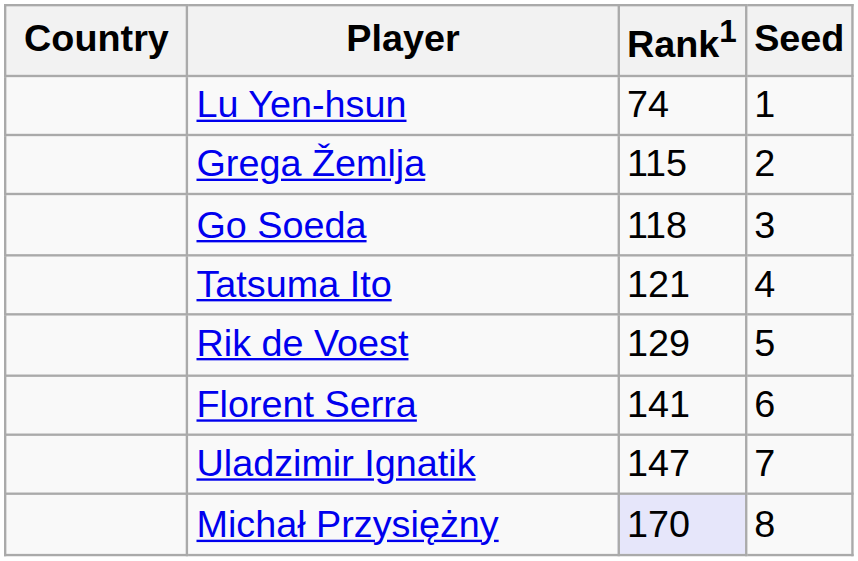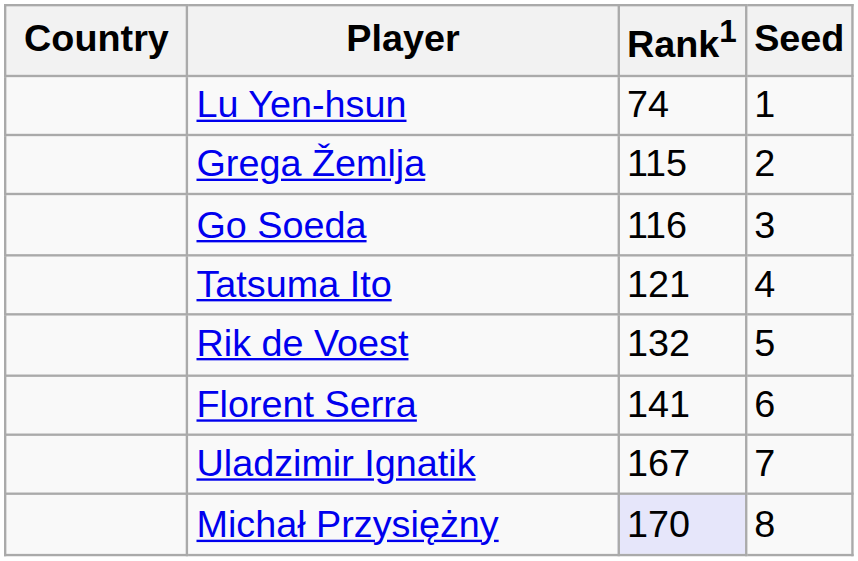(657, 224) 118 -> (657, 224) 116
(658, 344) 129 -> (658, 344) 132
(658, 463) 147 -> (658, 463) 167
